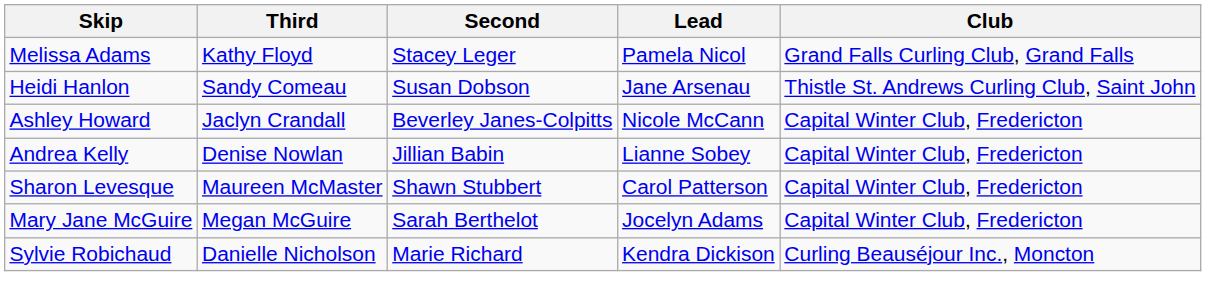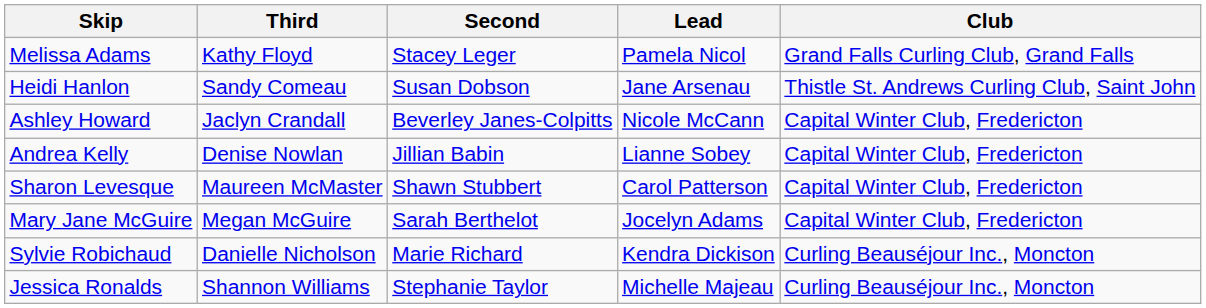+ row: (86, 287)
